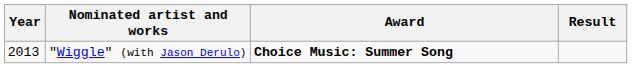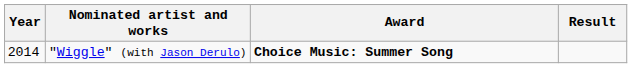(24, 52) 2013 -> (24, 52) 2014
